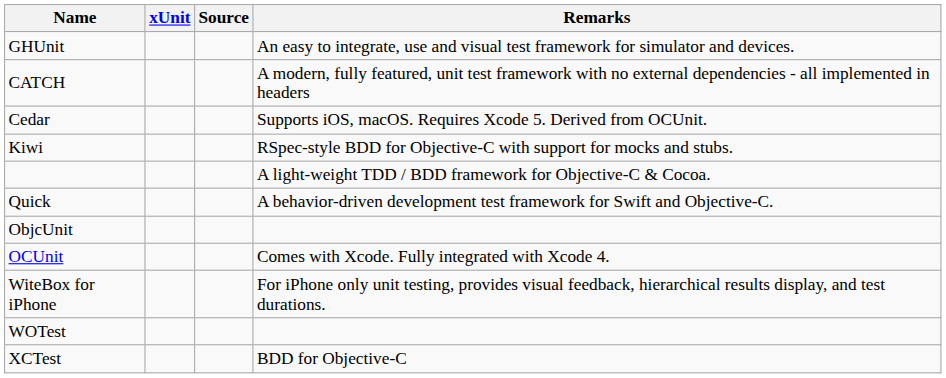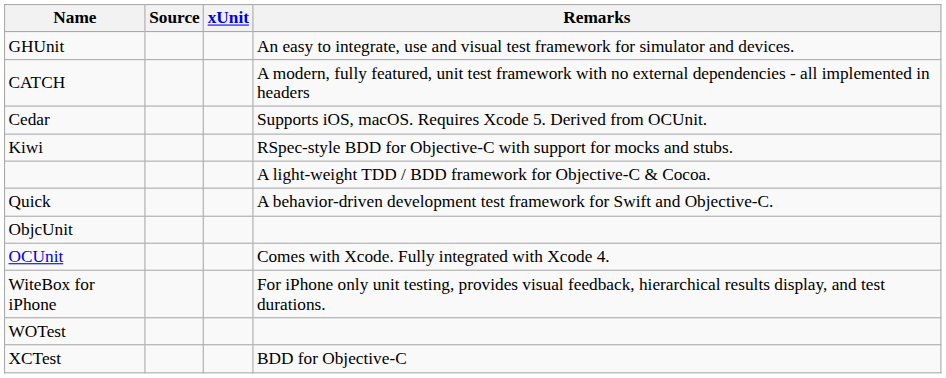columns swapped: (170, 18) <-> (224, 18)
